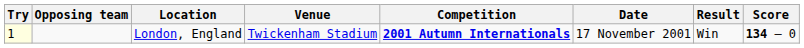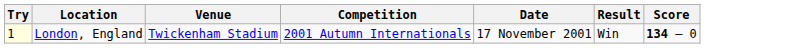- column: (81, 14)
(477, 34) bold -> (377, 34) normal
